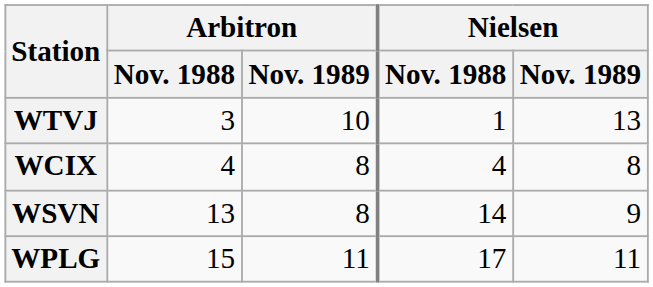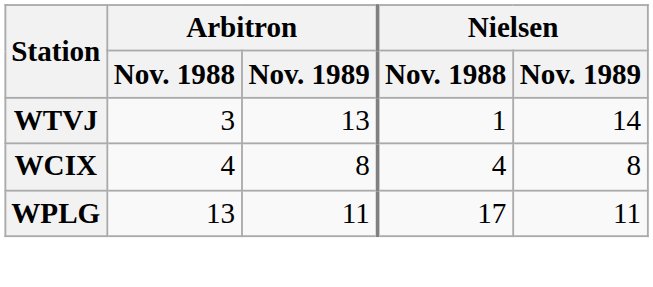(355, 120) 10 -> (355, 120) 13
(627, 120) 13 -> (627, 120) 14
- row: (56, 212)
(220, 258) 15 -> (220, 212) 13
